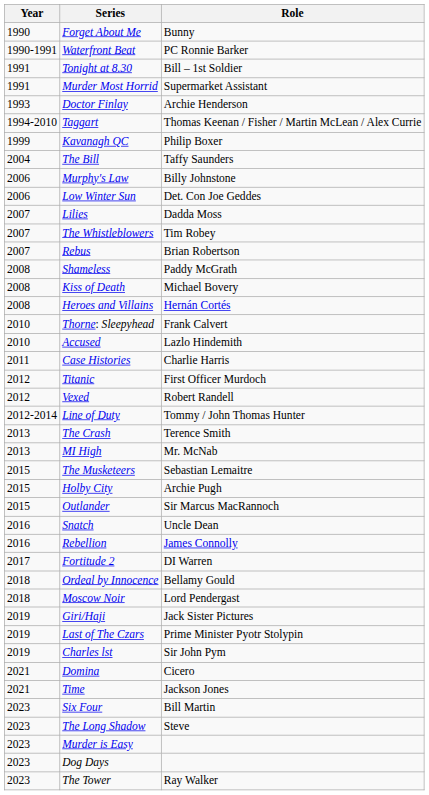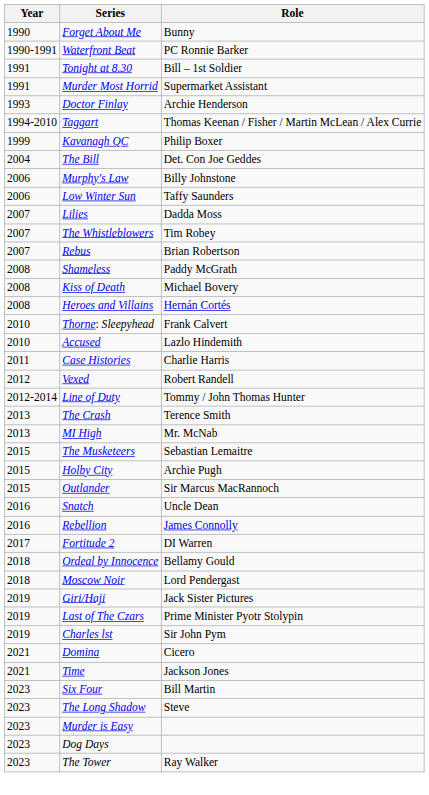(199, 159) Taffy Saunders -> (212, 159) Det. Con Joe Geddes
(212, 196) Det. Con Joe Geddes -> (199, 196) Taffy Saunders
- row: (78, 379)
